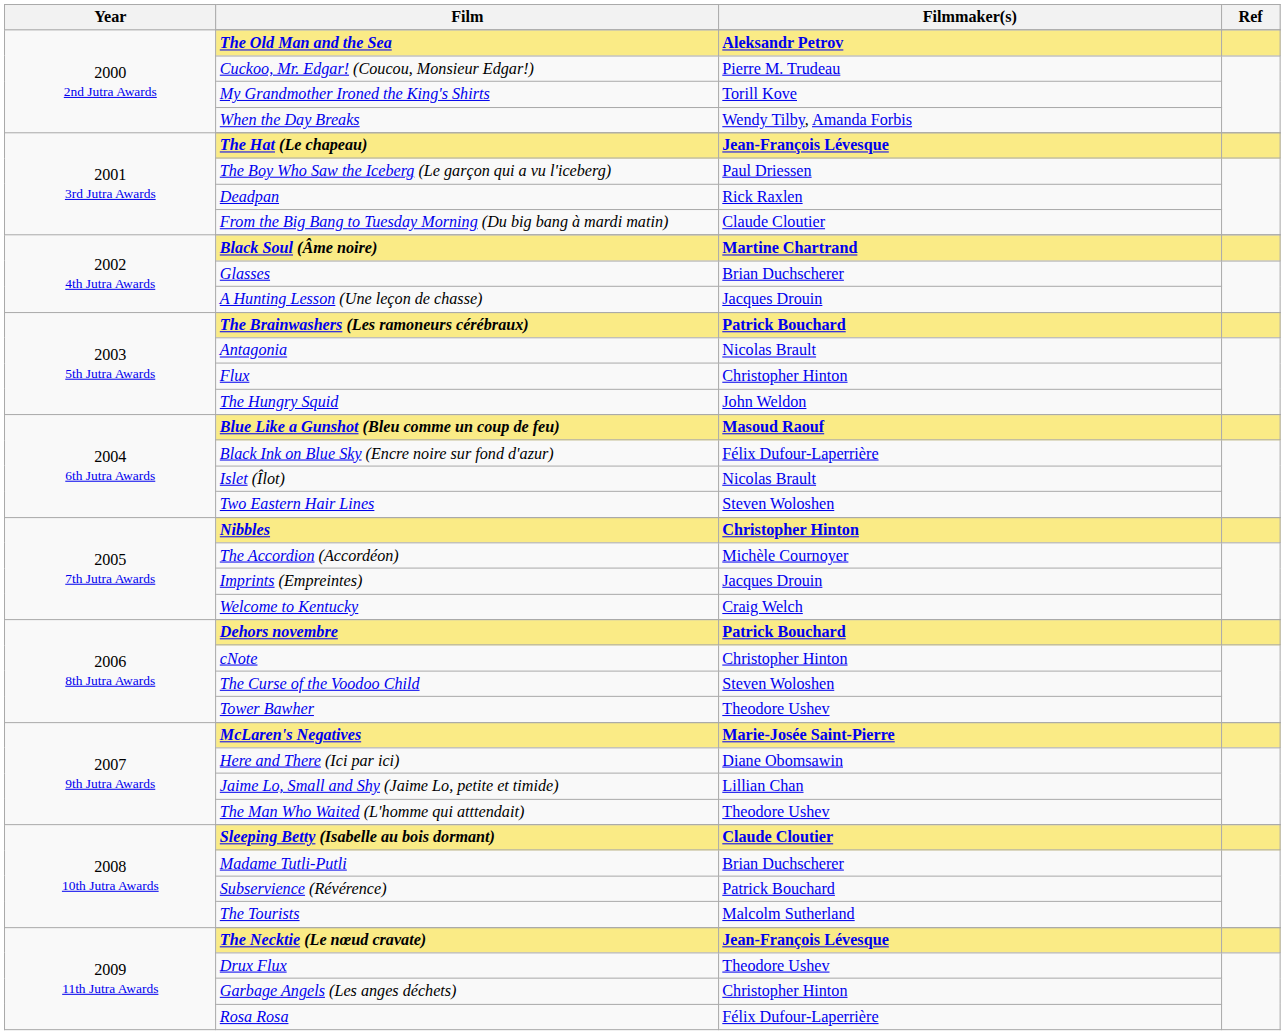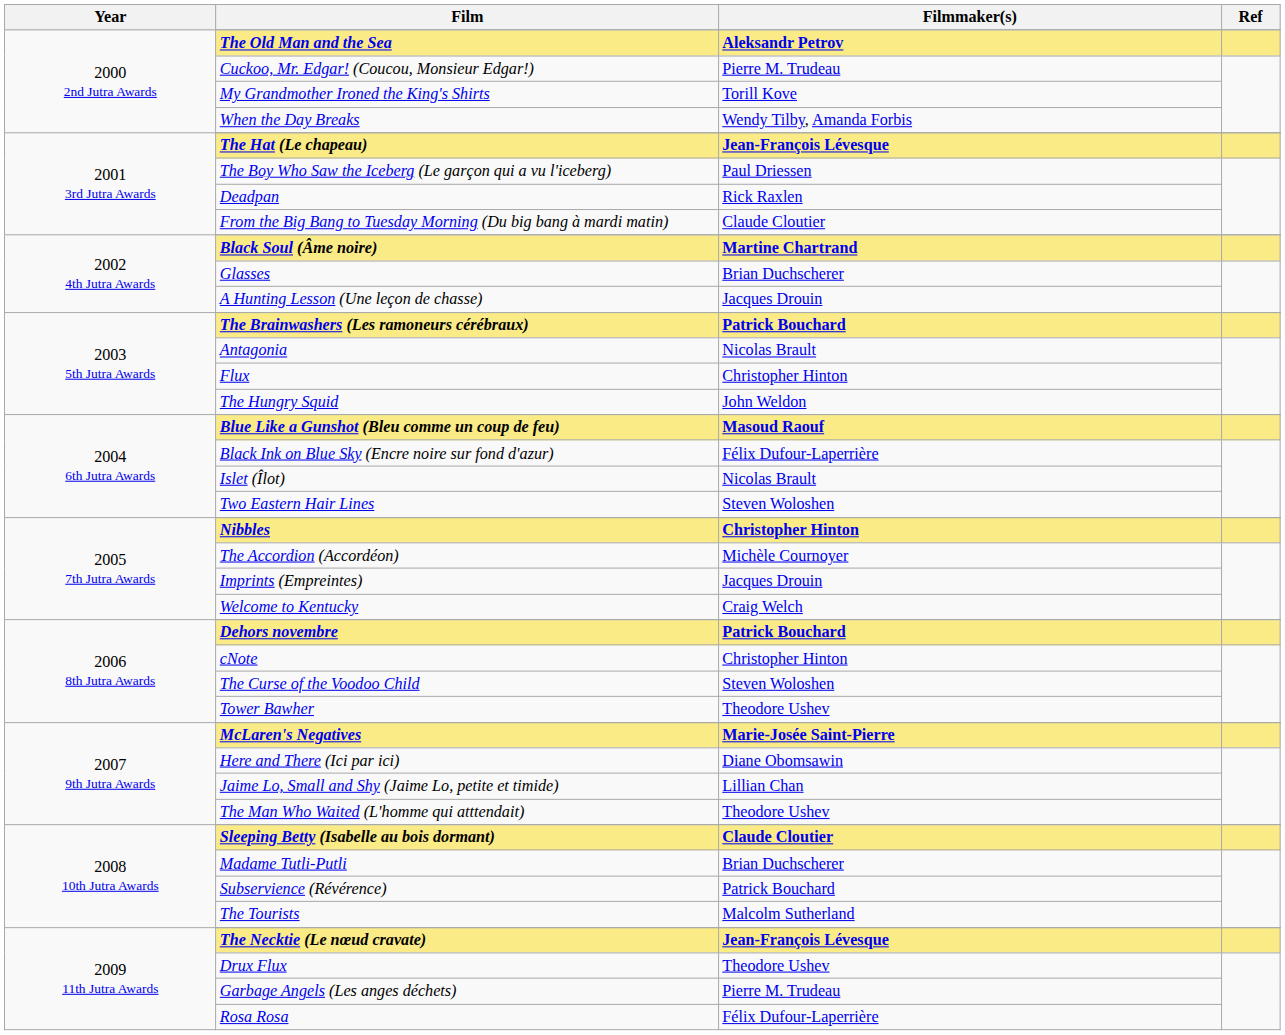(785, 991) Christopher Hinton -> (781, 991) Pierre M. Trudeau
